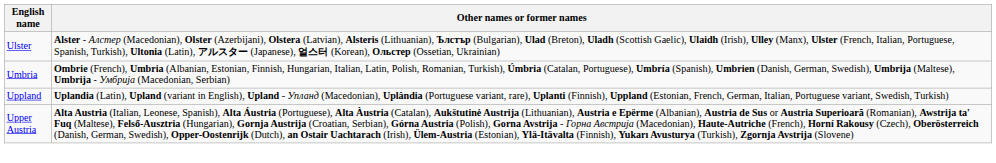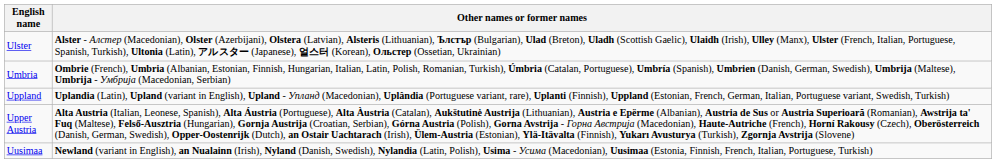+ row: (25, 151)
